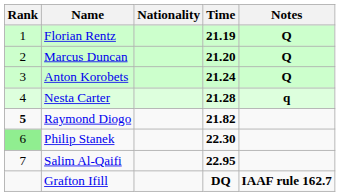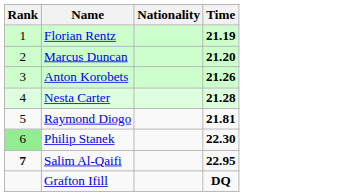- column: (287, 14)
(221, 77) 21.24 -> (221, 77) 21.26
(23, 118) bold -> (23, 118) normal
(221, 118) 21.82 -> (221, 118) 21.81
(23, 160) normal -> (23, 160) bold
